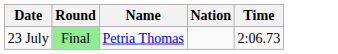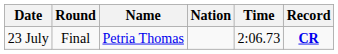+ column: (309, 15)
(76, 37) lightgreen background -> (76, 37) no background
